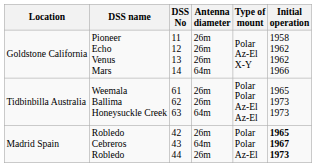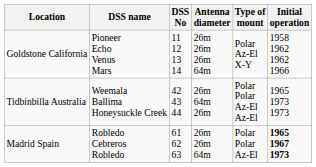(176, 101) 61 62 63 -> (176, 101) 42 43 44
(202, 101) 26m 26m 64m -> (202, 101) 26m 64m 26m
(176, 144) 42 43 44 -> (176, 144) 61 62 63
(202, 144) 26m 64m 26m -> (202, 144) 26m 26m 64m
